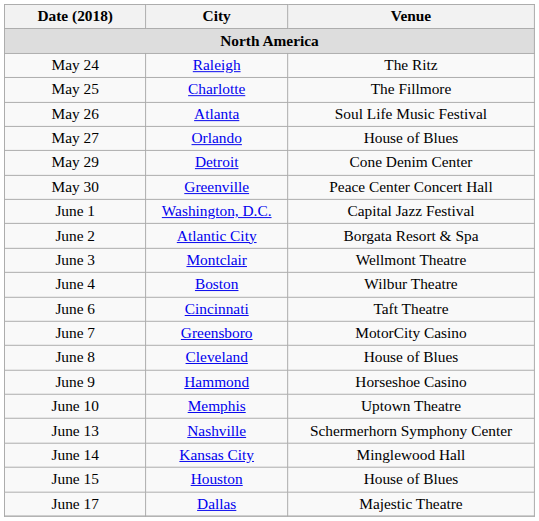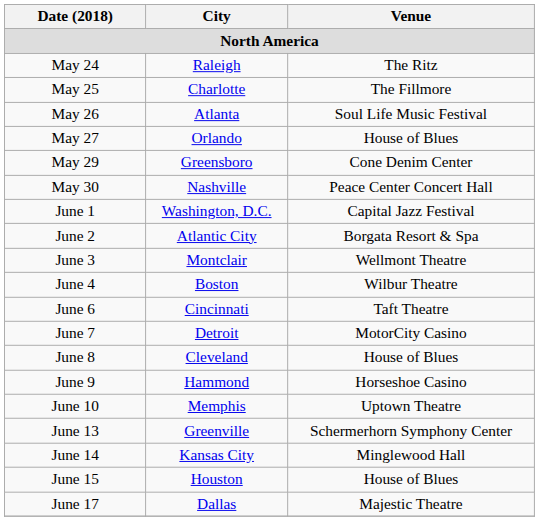(217, 162) Detroit -> (217, 162) Greensboro
(217, 187) Greenville -> (217, 187) Nashville
(217, 333) Greensboro -> (217, 333) Detroit
(217, 430) Nashville -> (217, 430) Greenville
